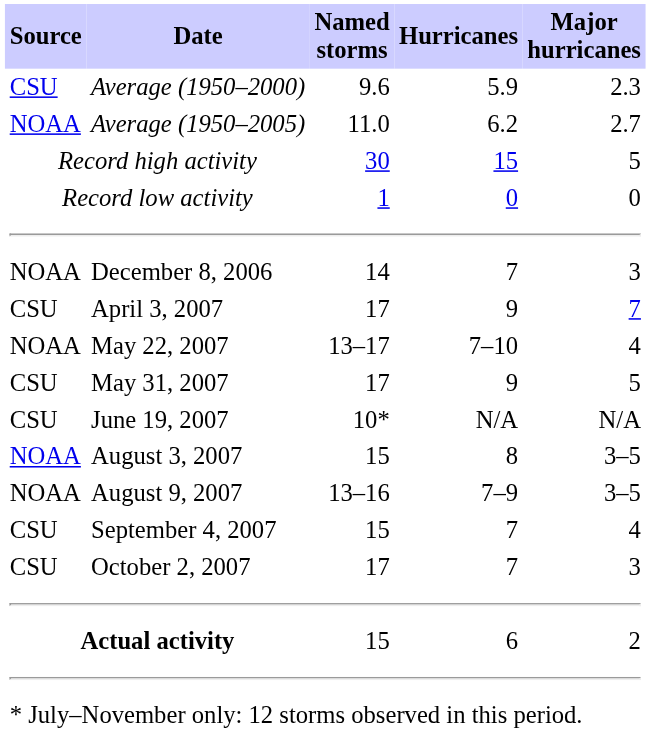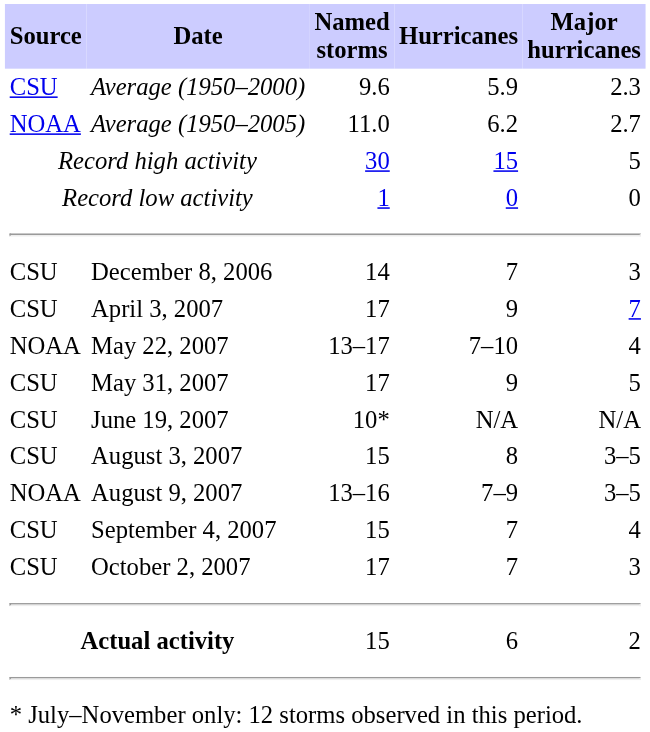(45, 271) NOAA -> (34, 271) CSU
(45, 456) NOAA -> (34, 456) CSU
